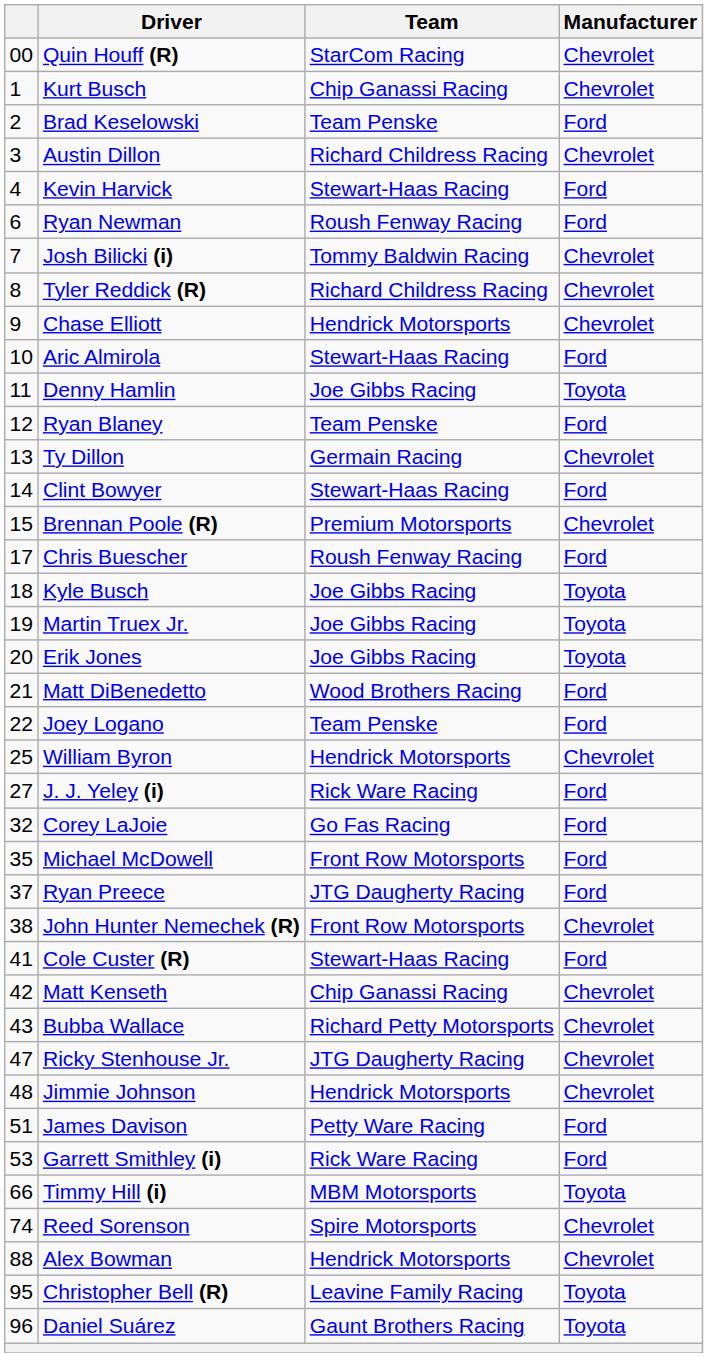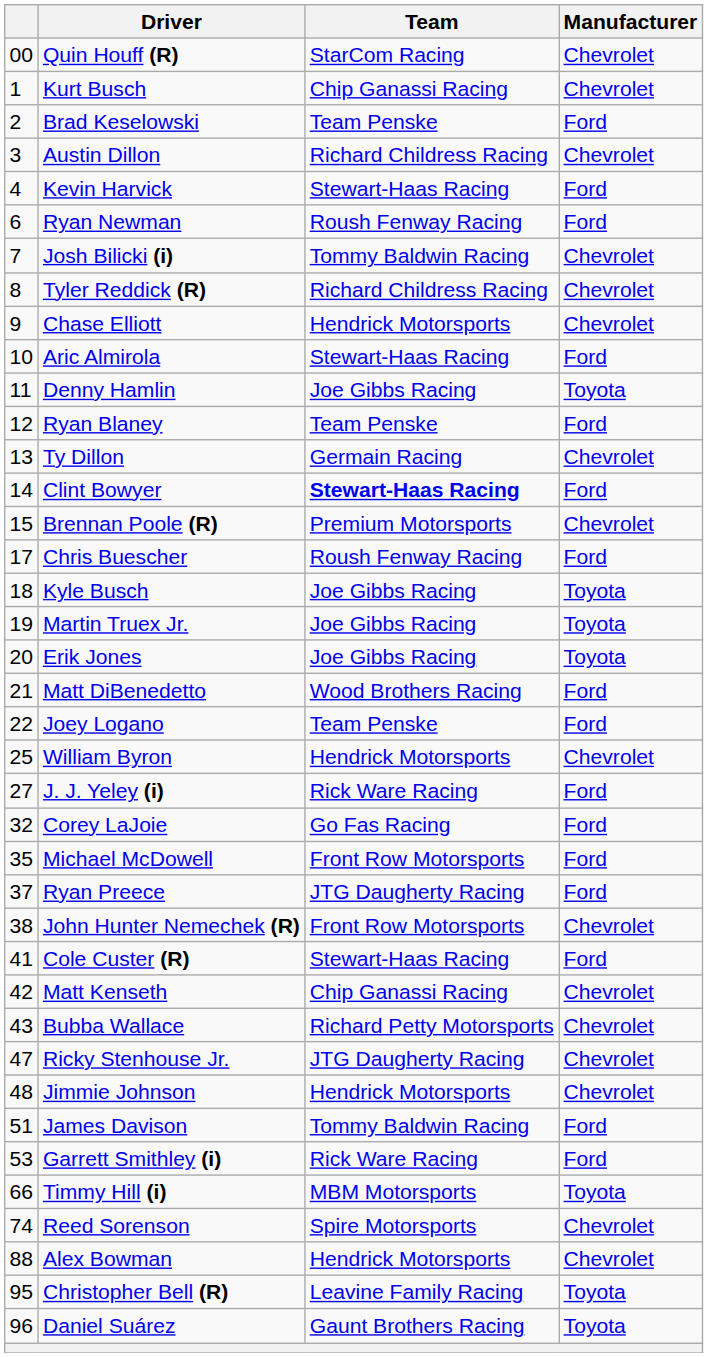(409, 490) normal -> (415, 490) bold
(397, 1125) Petty Ware Racing -> (419, 1125) Tommy Baldwin Racing
